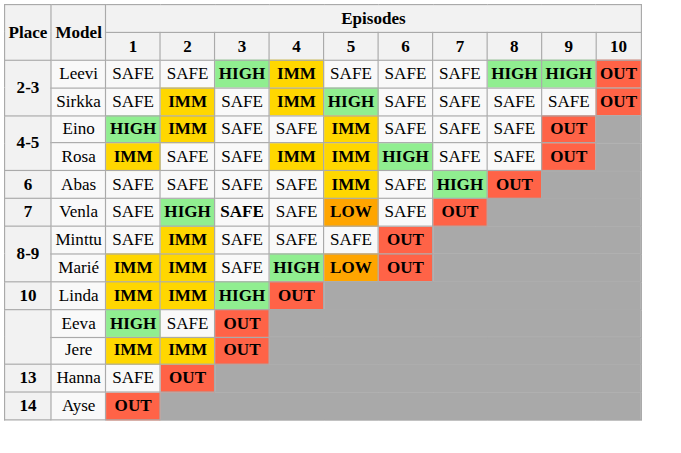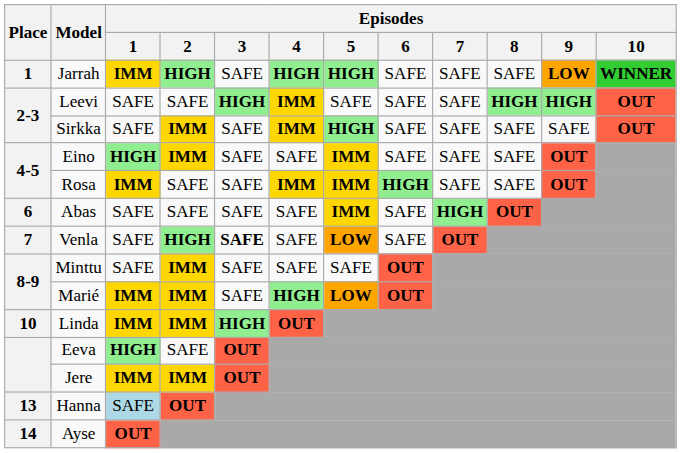+ row: (79, 73)
(133, 378) no background -> (133, 405) lightblue background
